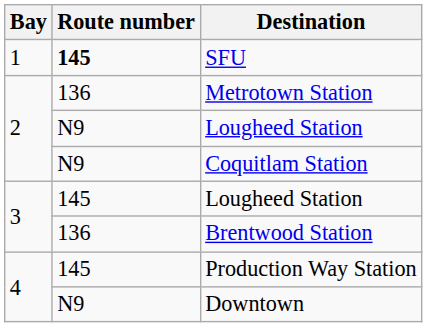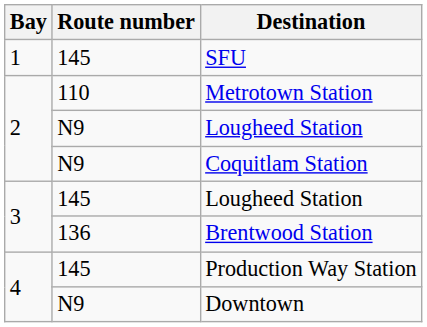(74, 57) bold -> (74, 57) normal
(74, 92) 136 -> (73, 92) 110
